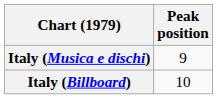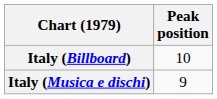rows swapped: (79, 81) <-> (79, 57)
